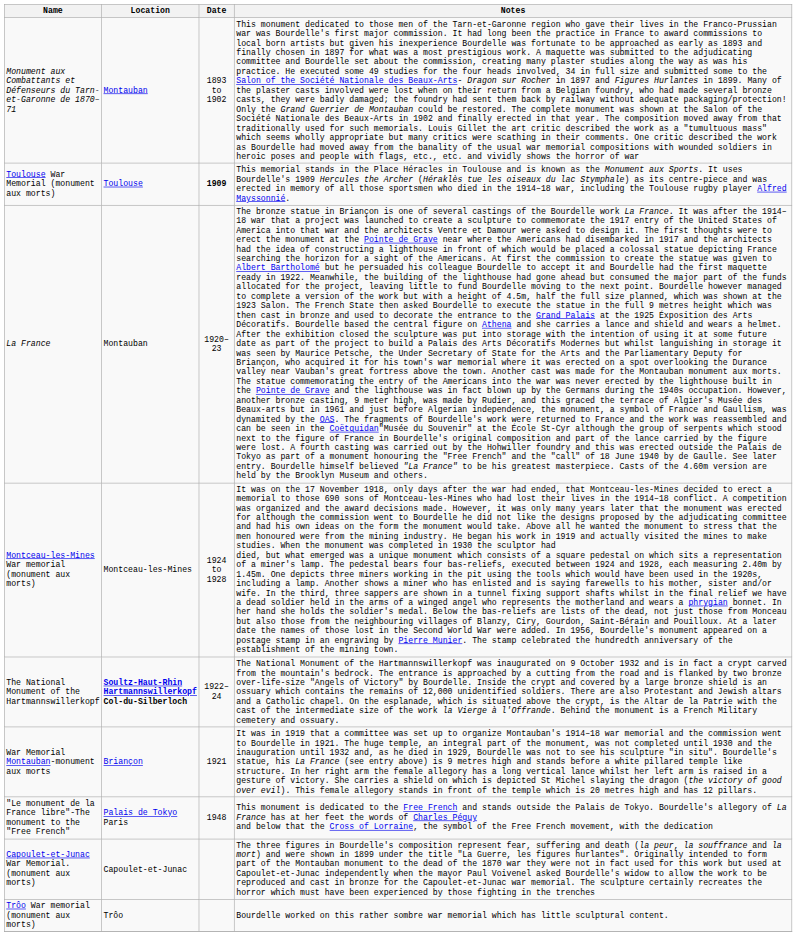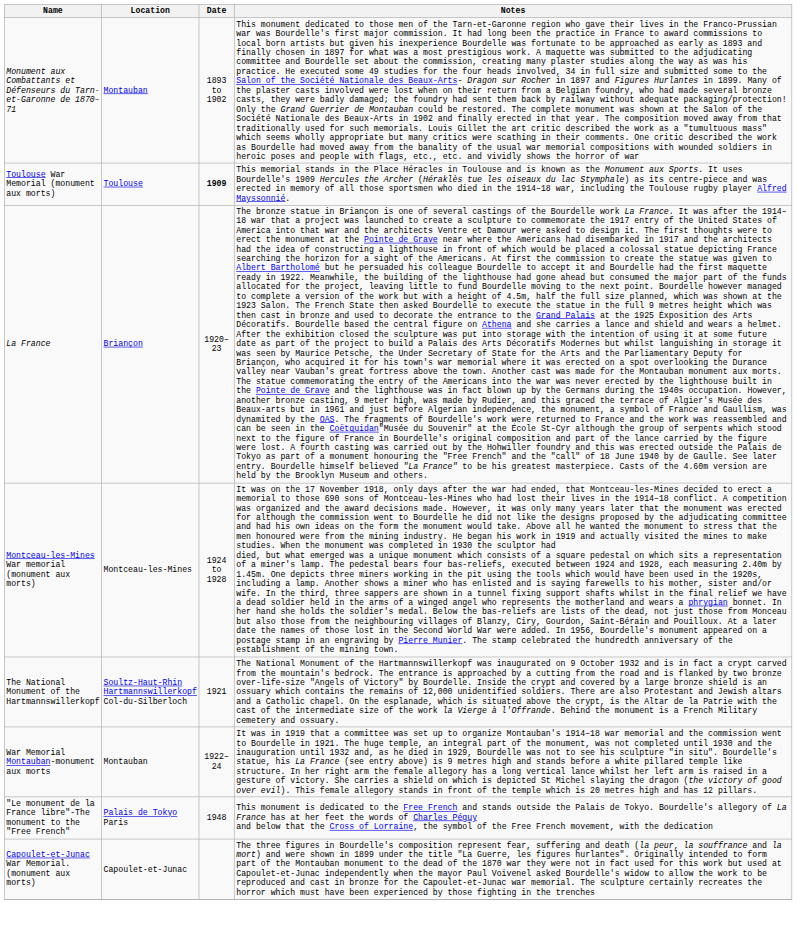(126, 344) Montauban -> (123, 344) Briançon
(150, 692) bold -> (150, 692) normal
(217, 692) 1922–24 -> (217, 692) 1921
(123, 762) Briançon -> (126, 762) Montauban
(217, 762) 1921 -> (217, 762) 1922–24
- row: (48, 915)
